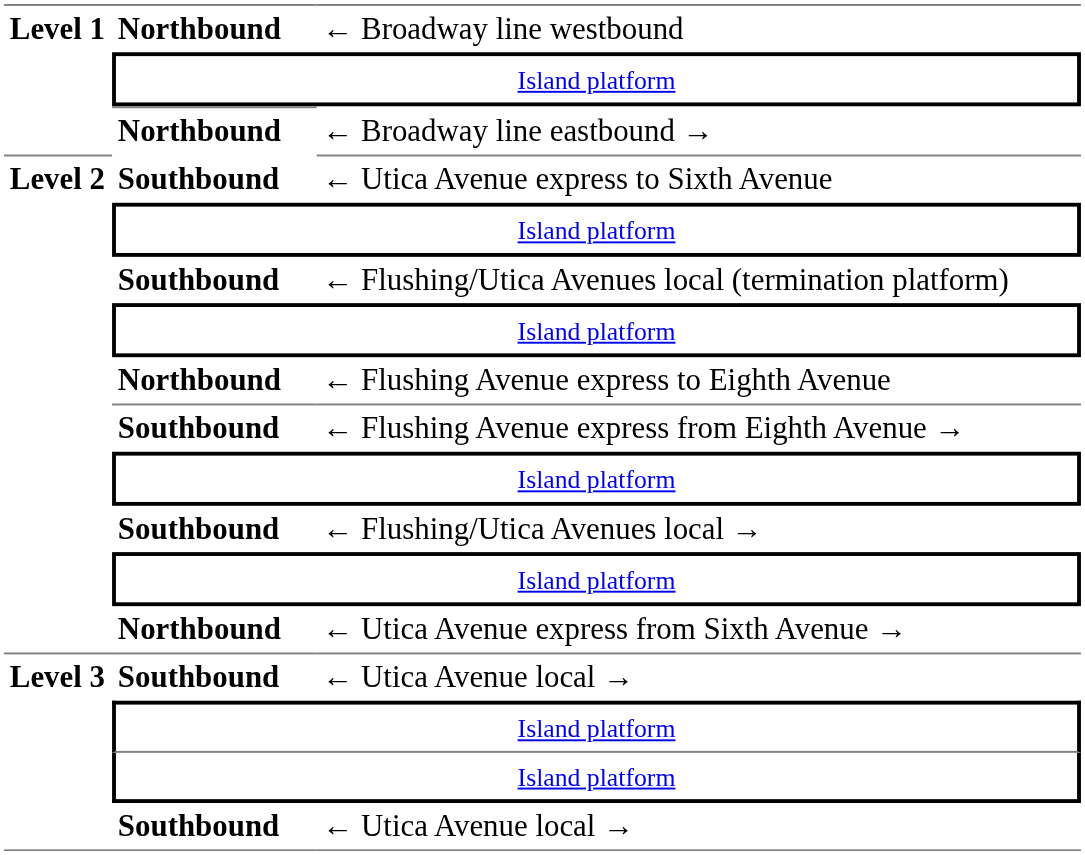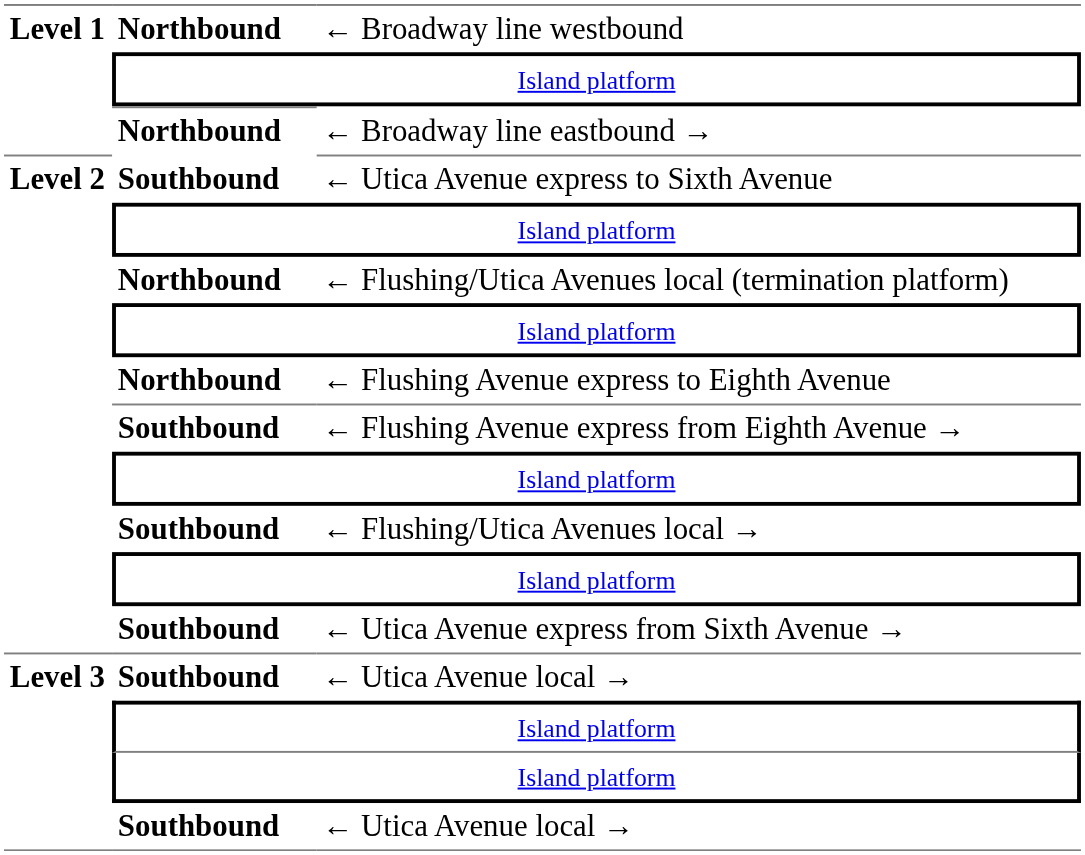(199, 279) Southbound -> (199, 279) Northbound
(199, 628) Northbound -> (199, 628) Southbound
